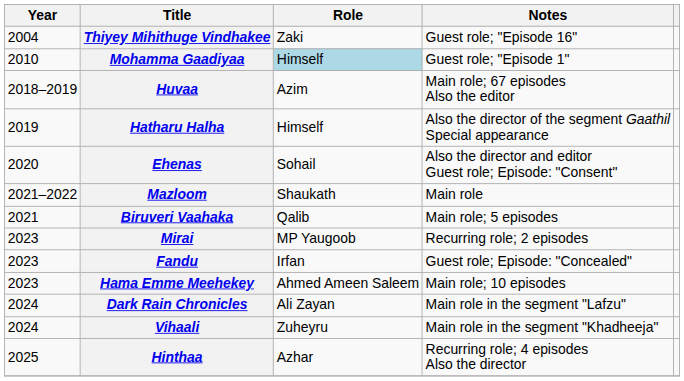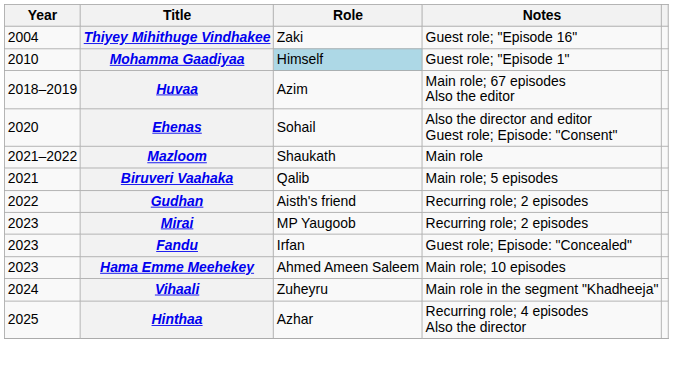- row: (177, 127)
+ row: (177, 201)
- row: (177, 305)
